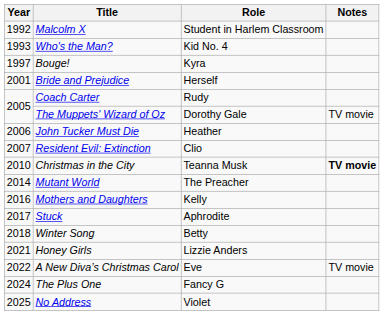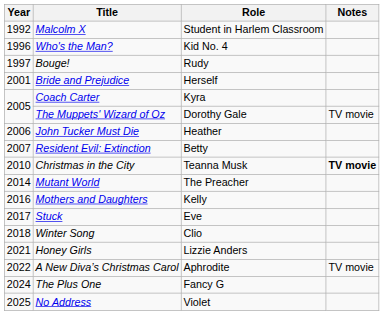(19, 47) 1993 -> (19, 47) 1996
(195, 64) Kyra -> (196, 64) Rudy
(196, 98) Rudy -> (195, 98) Kyra
(193, 149) Clio -> (196, 149) Betty
(206, 217) Aphrodite -> (193, 217) Eve
(196, 234) Betty -> (193, 234) Clio
(193, 268) Eve -> (206, 268) Aphrodite
